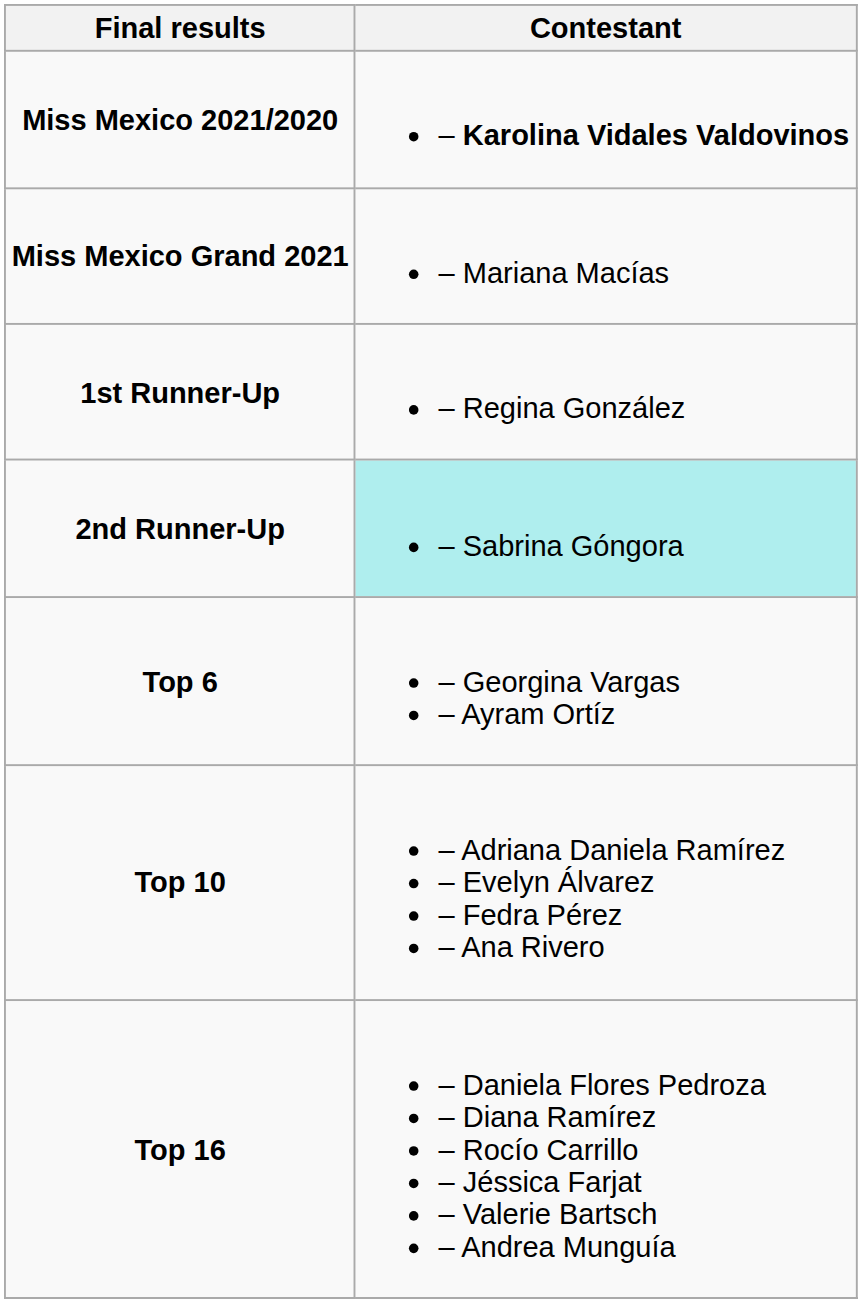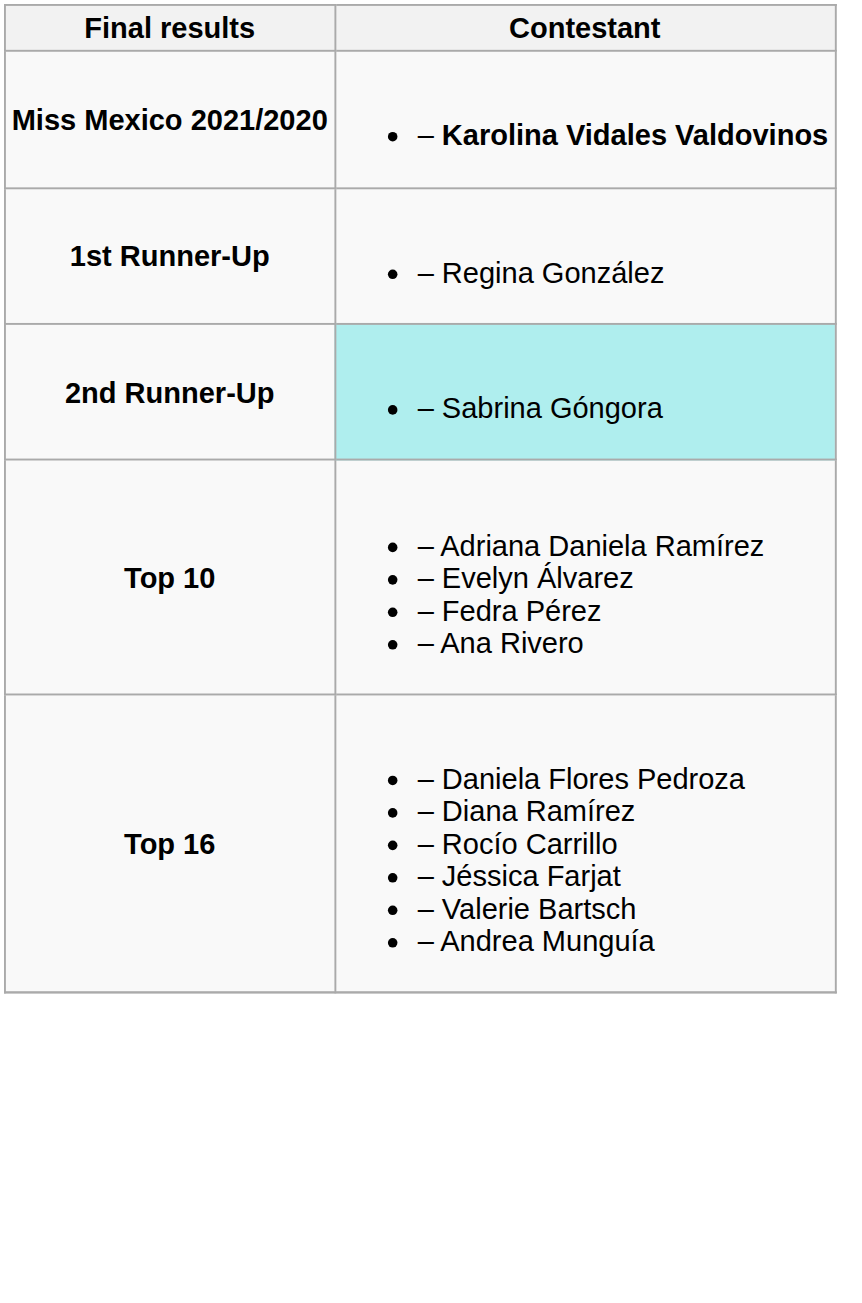- row: (180, 256)
- row: (180, 681)
